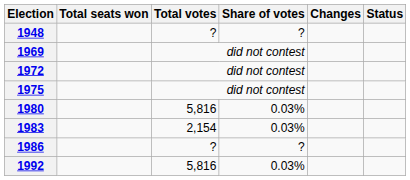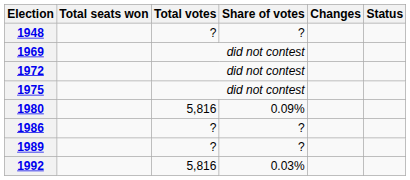(288, 109) 0.03% -> (288, 109) 0.09%
- row: (30, 128)
+ row: (30, 147)
